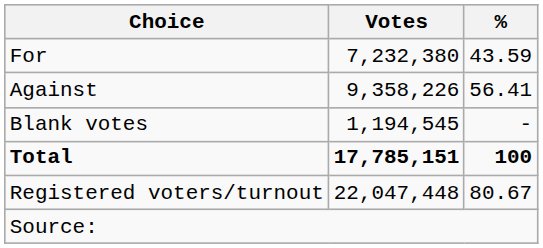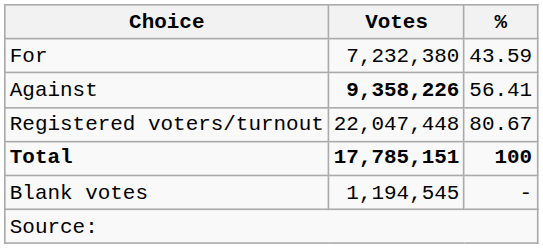(403, 90) normal -> (403, 90) bold
rows swapped: (79, 124) <-> (167, 192)
